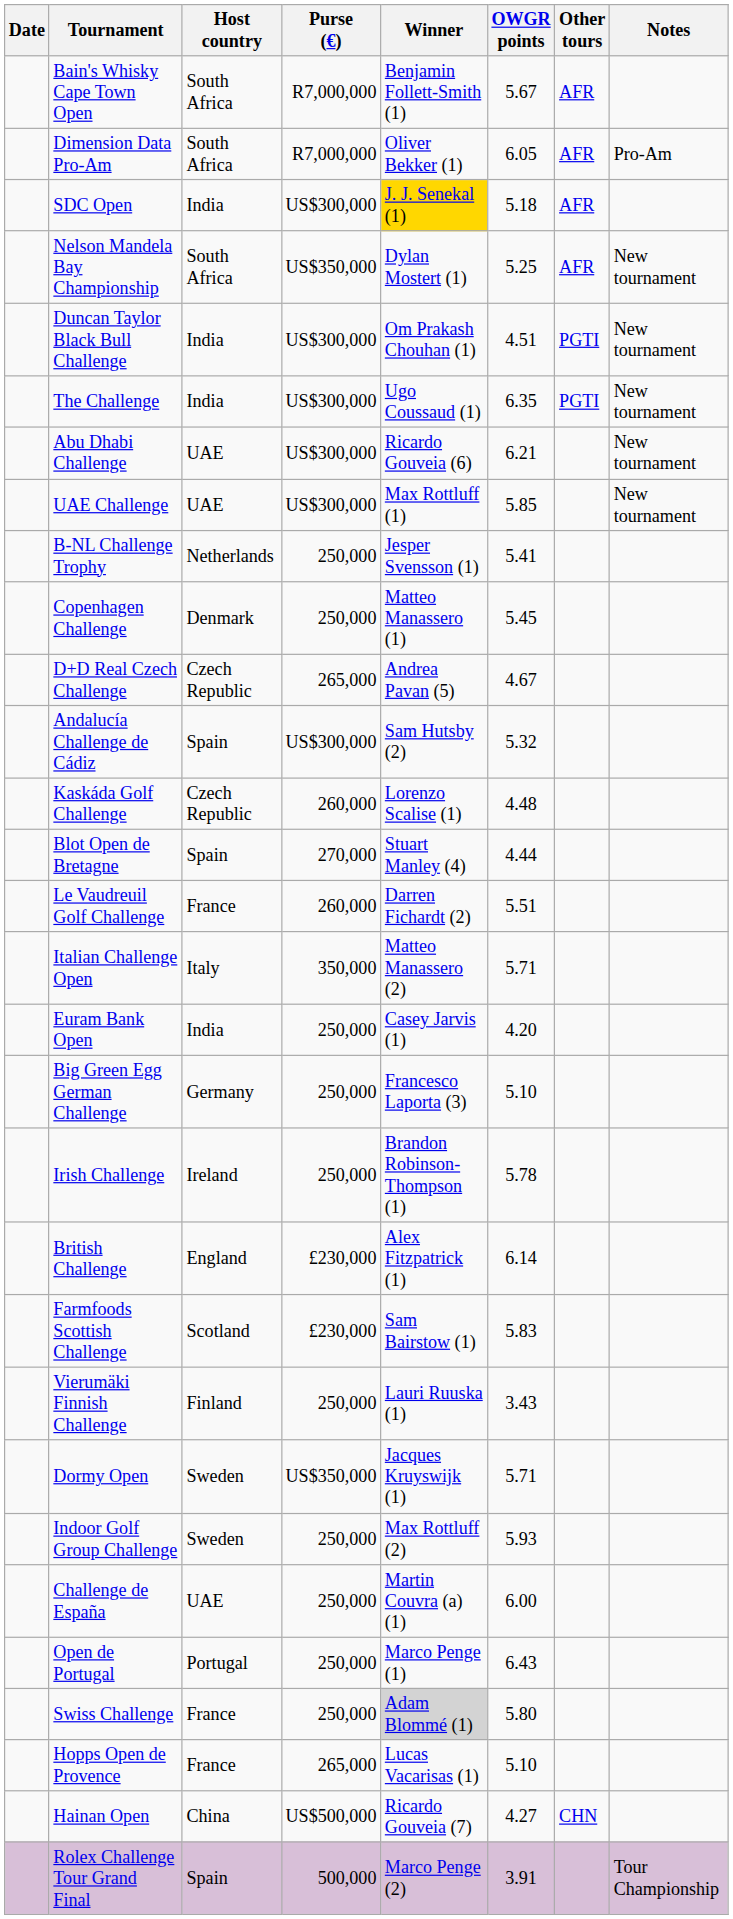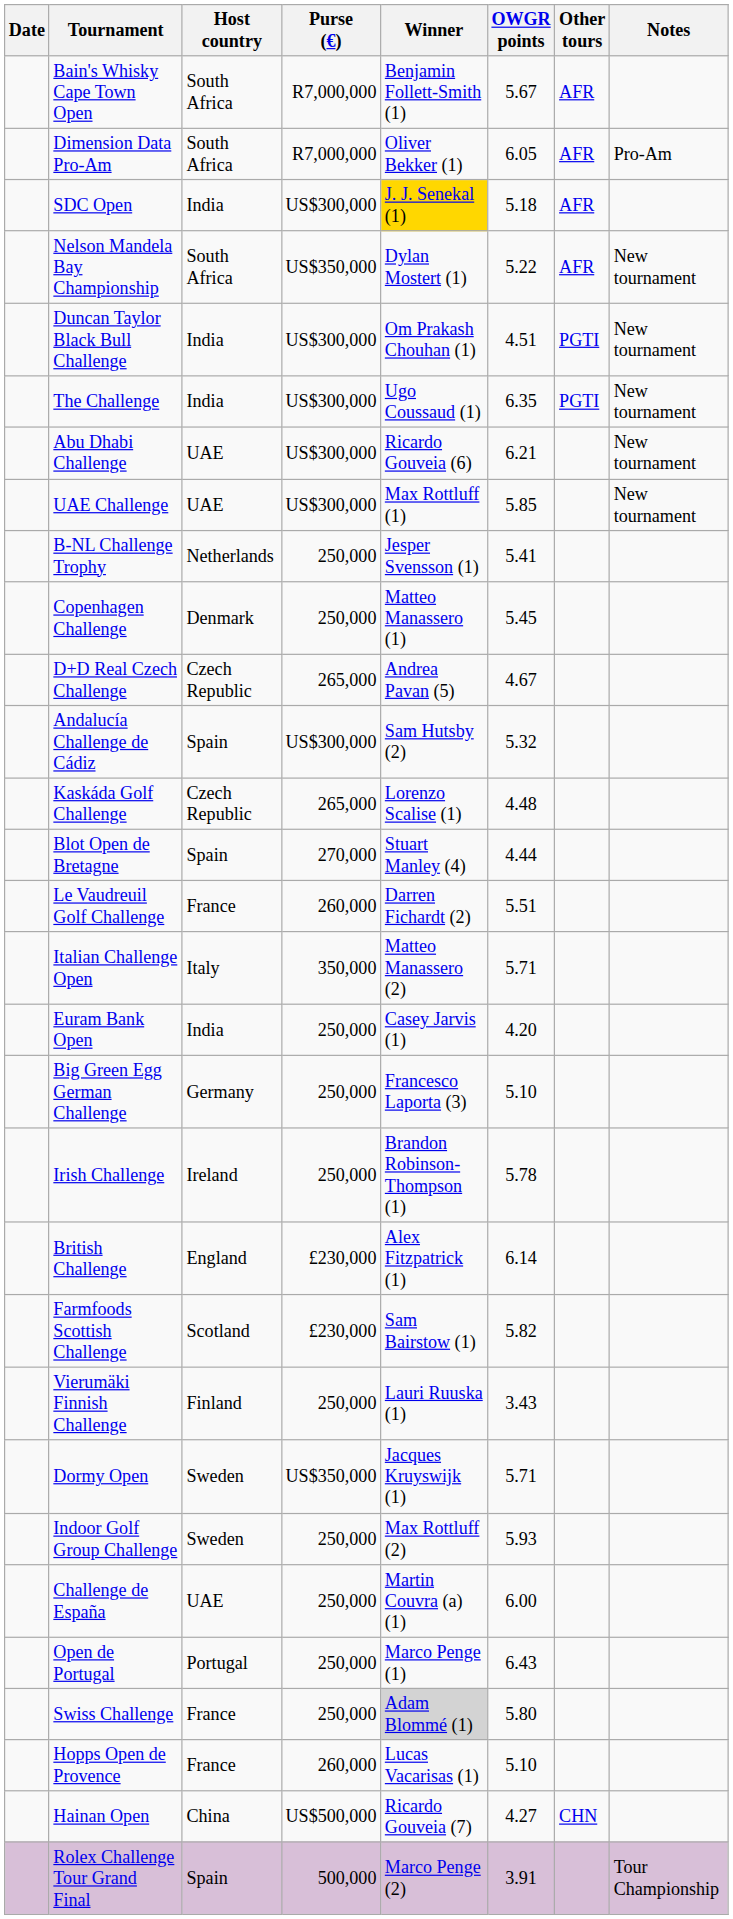(521, 267) 5.25 -> (521, 267) 5.22
(347, 803) 260,000 -> (347, 803) 265,000
(521, 1331) 5.83 -> (521, 1331) 5.82
(347, 1765) 265,000 -> (347, 1765) 260,000
